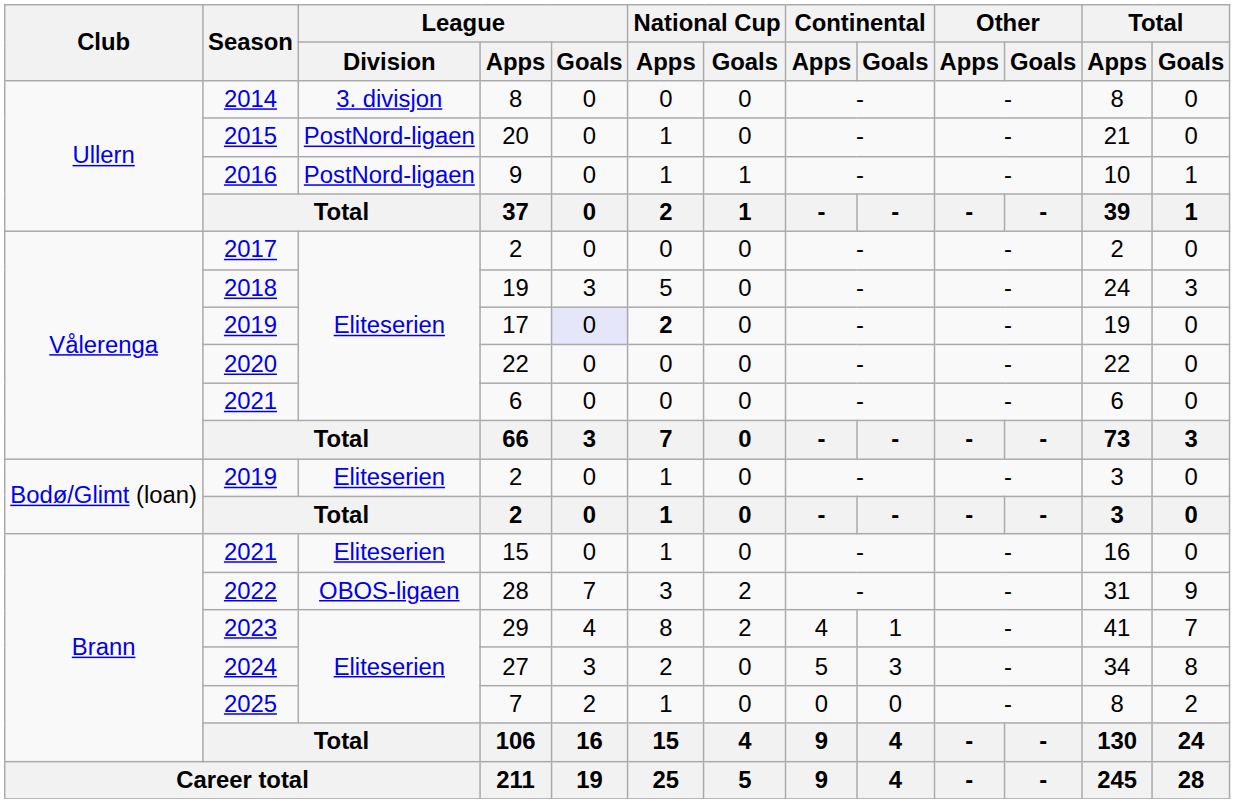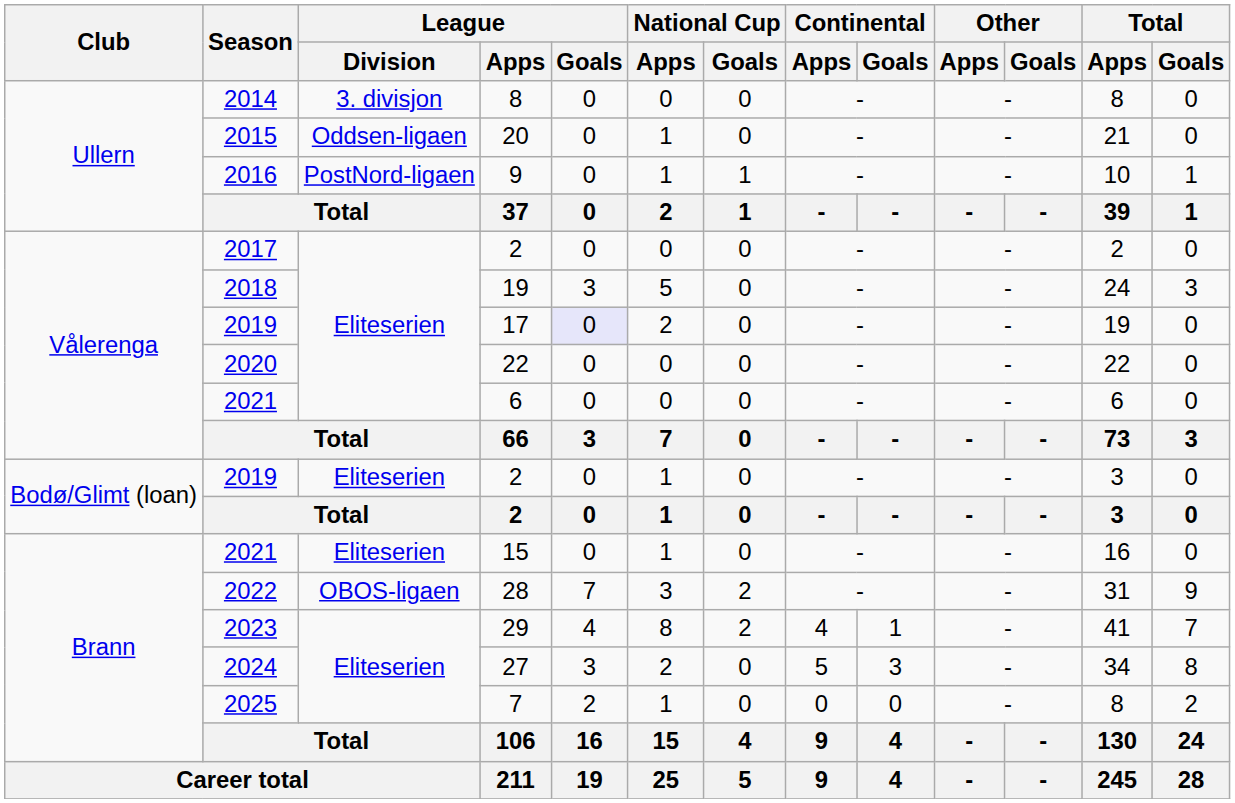(389, 136) PostNord-ligaen -> (389, 136) Oddsen-ligaen
(666, 325) bold -> (666, 325) normal
